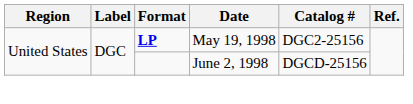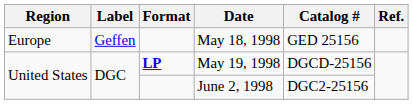+ row: (239, 39)
(323, 39) DGC2-25156 -> (329, 63) DGCD-25156
(325, 63) DGCD-25156 -> (328, 87) DGC2-25156
